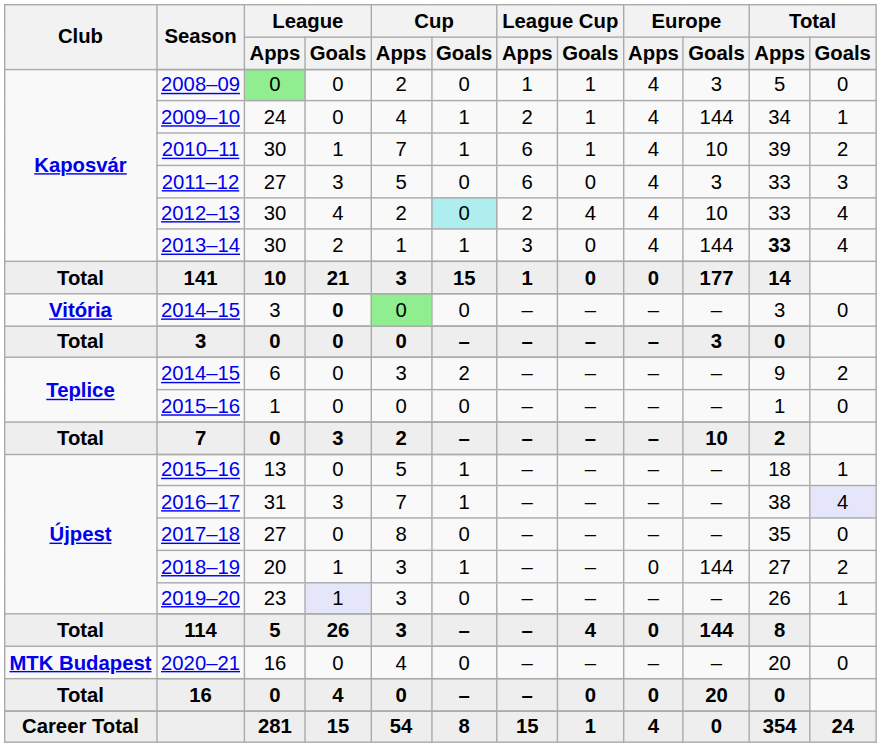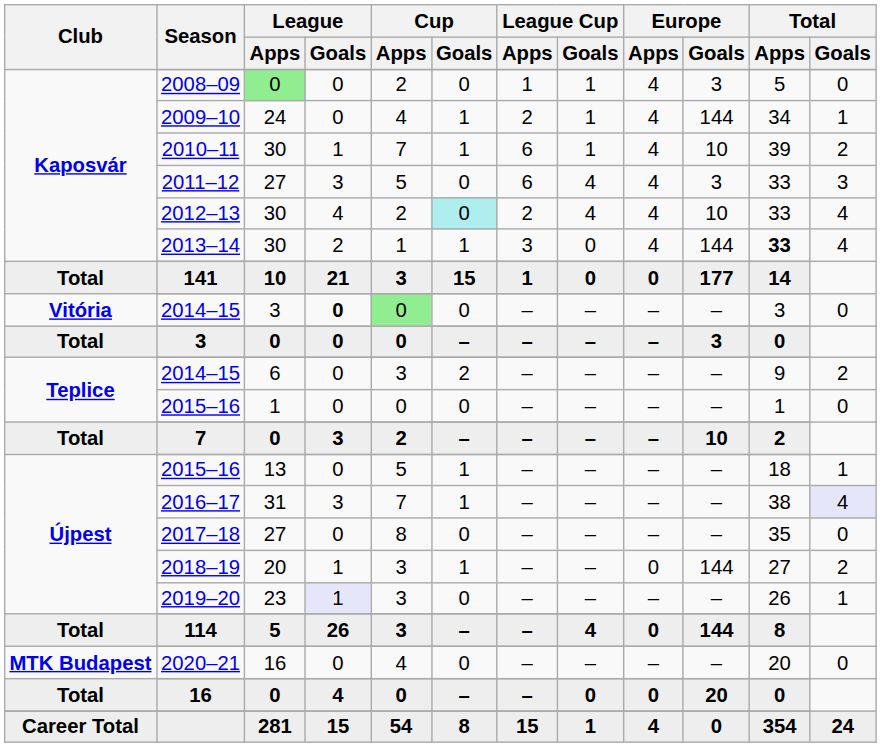(590, 182) 0 -> (590, 182) 4
